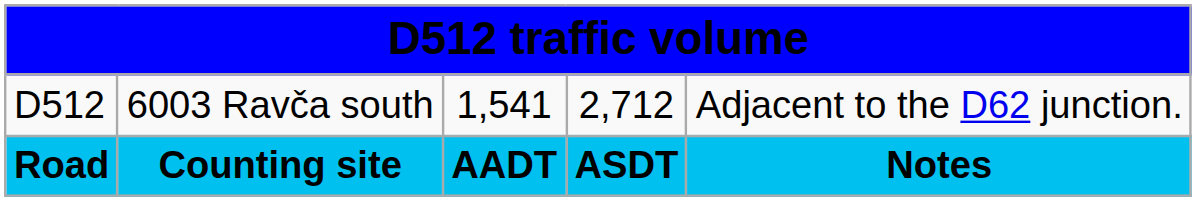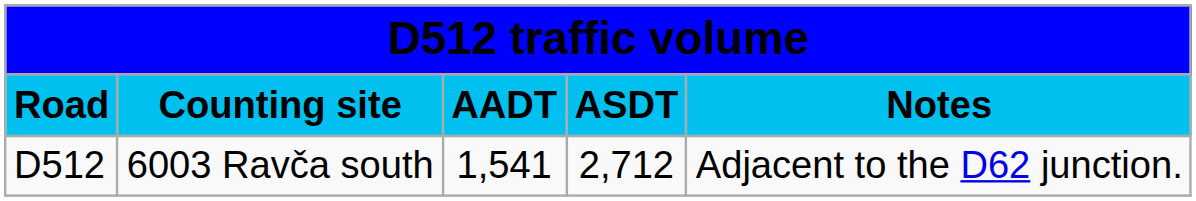rows swapped: (62, 165) <-> (59, 104)
